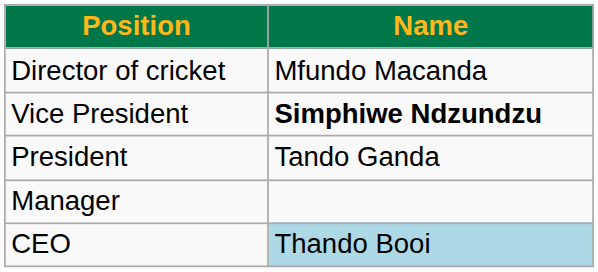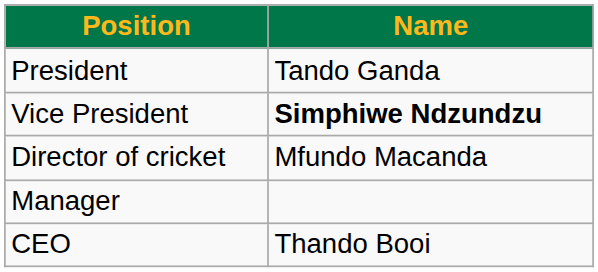rows swapped: (69, 157) <-> (118, 69)
(352, 244) lightblue background -> (352, 244) no background
